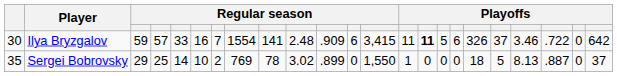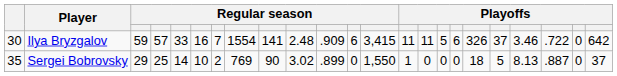(427, 40) bold -> (427, 40) normal
(272, 61) 78 -> (272, 61) 90
